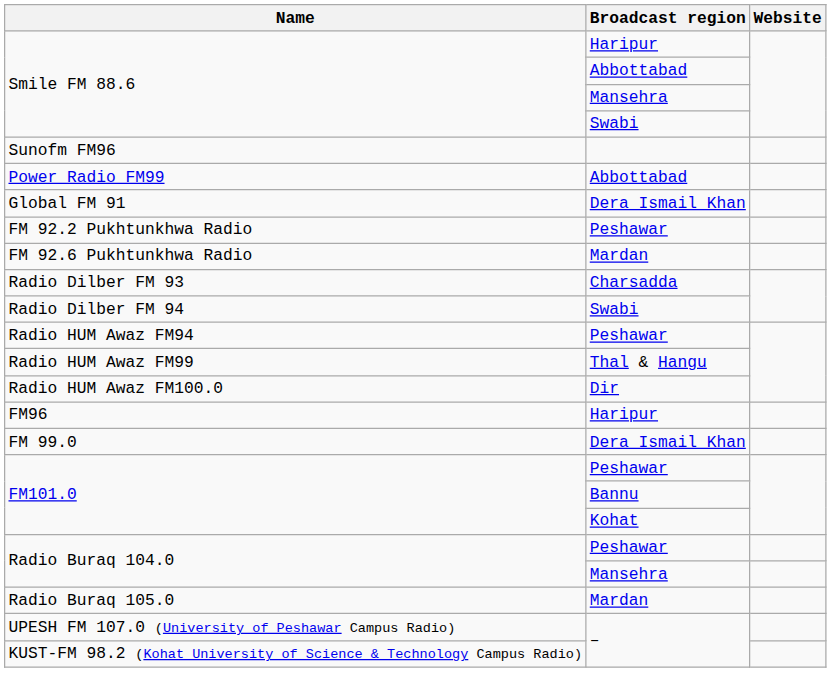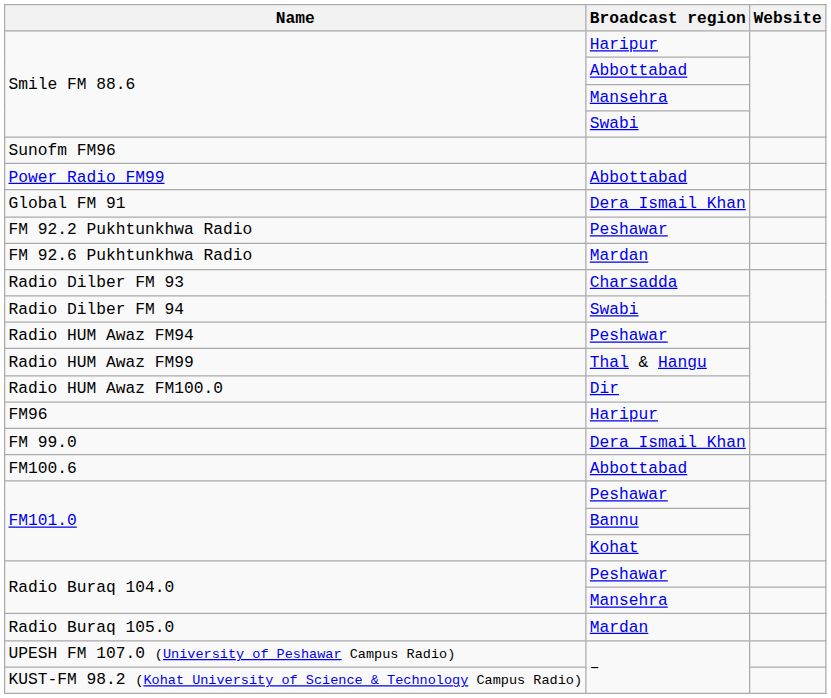+ row: (43, 468)
